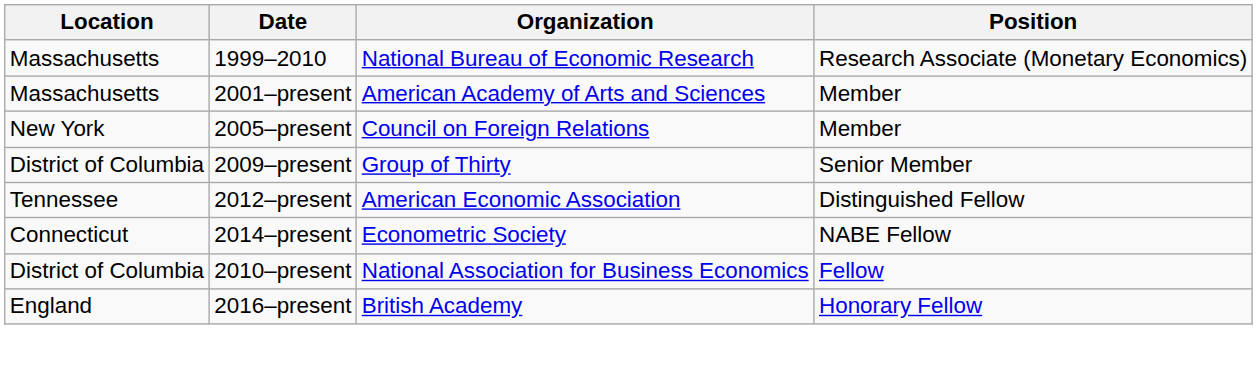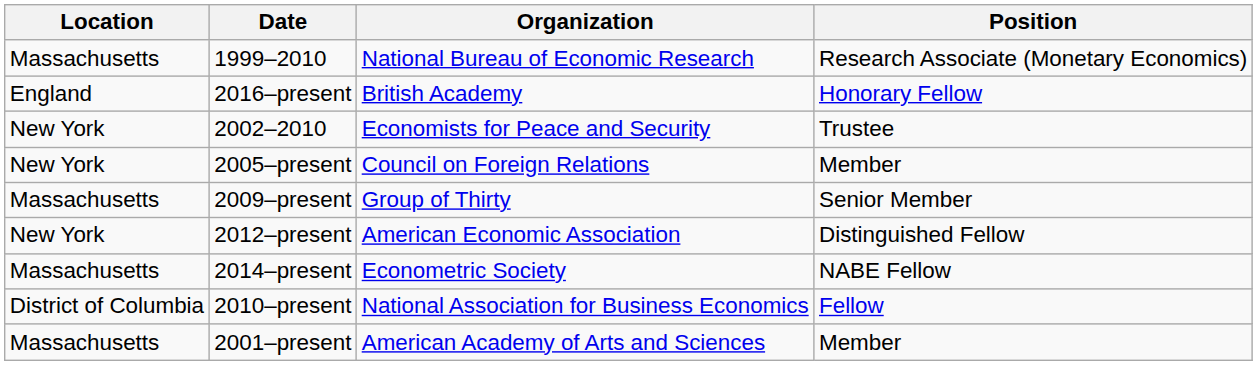rows swapped: (283, 93) <-> (283, 306)
+ row: (270, 128)
(107, 164) District of Columbia -> (85, 199) Massachusetts
(64, 199) Tennessee -> (57, 235) New York
(69, 235) Connecticut -> (85, 270) Massachusetts
